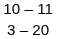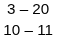rows swapped: (28, 9) <-> (28, 30)
